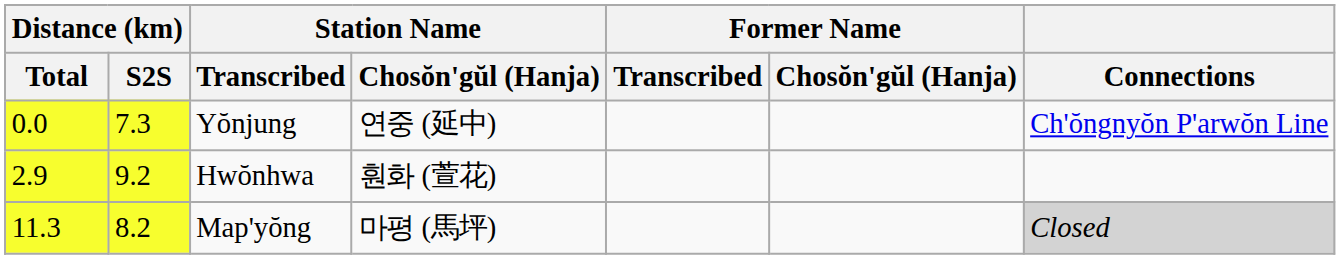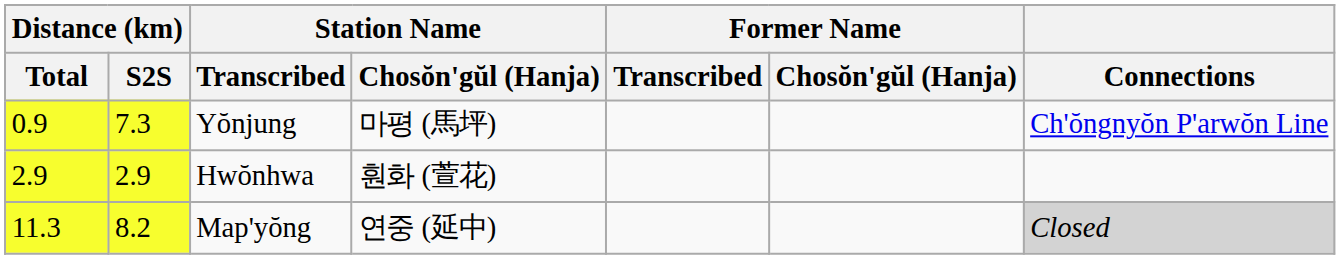(30, 125) 0.0 -> (30, 125) 0.9
(427, 125) 연중 (延中) -> (427, 125) 마평 (馬坪)
(133, 176) 9.2 -> (133, 176) 2.9
(427, 227) 마평 (馬坪) -> (427, 227) 연중 (延中)
